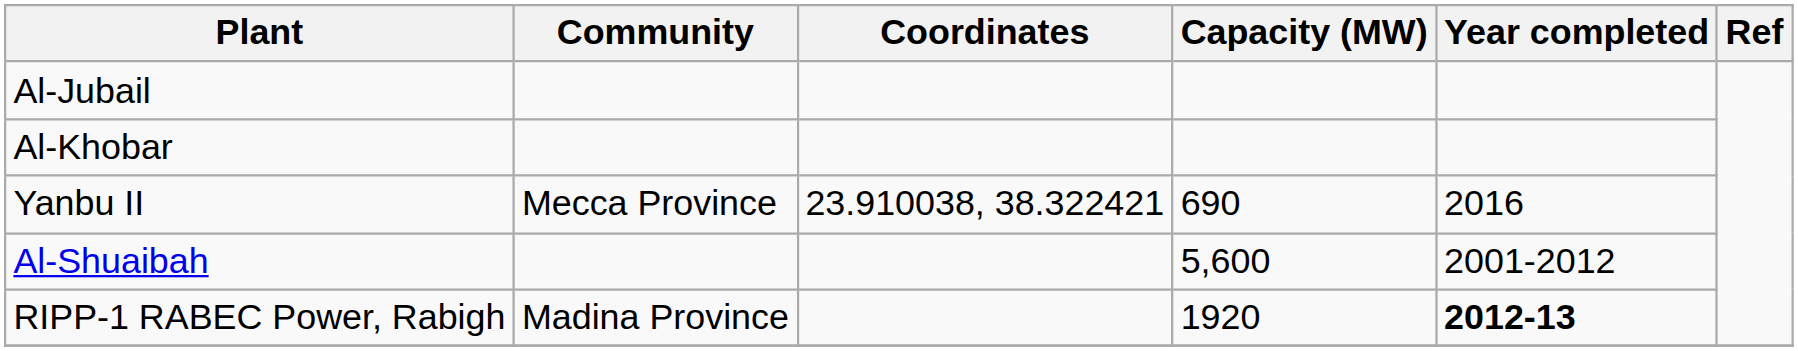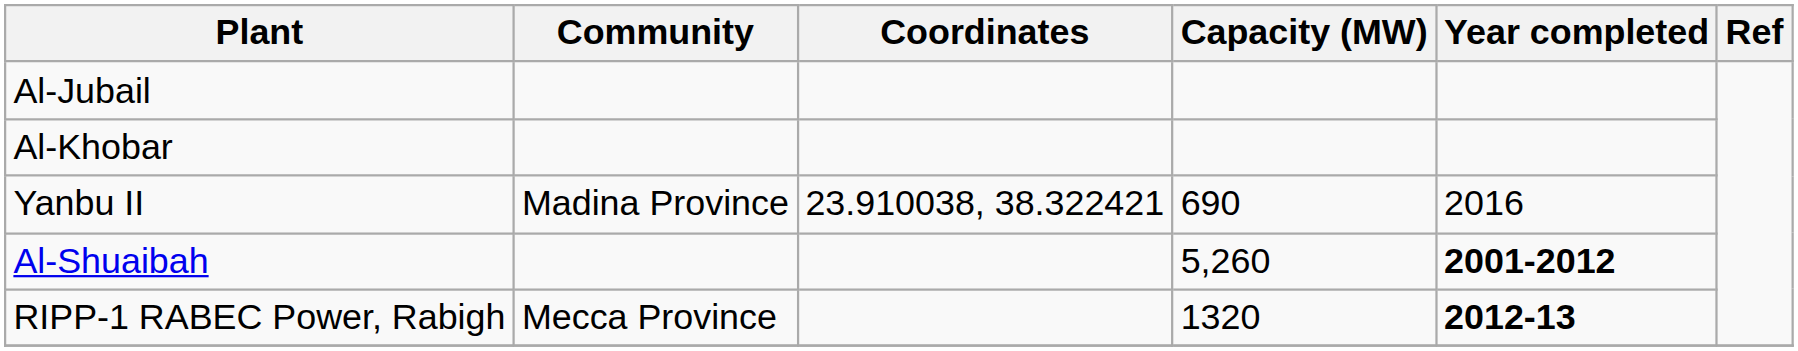(649, 203) Mecca Province -> (655, 203) Madina Province
(1226, 260) 5,600 -> (1226, 260) 5,260
(1530, 260) normal -> (1530, 260) bold
(655, 317) Madina Province -> (649, 317) Mecca Province
(1221, 317) 1920 -> (1221, 317) 1320
